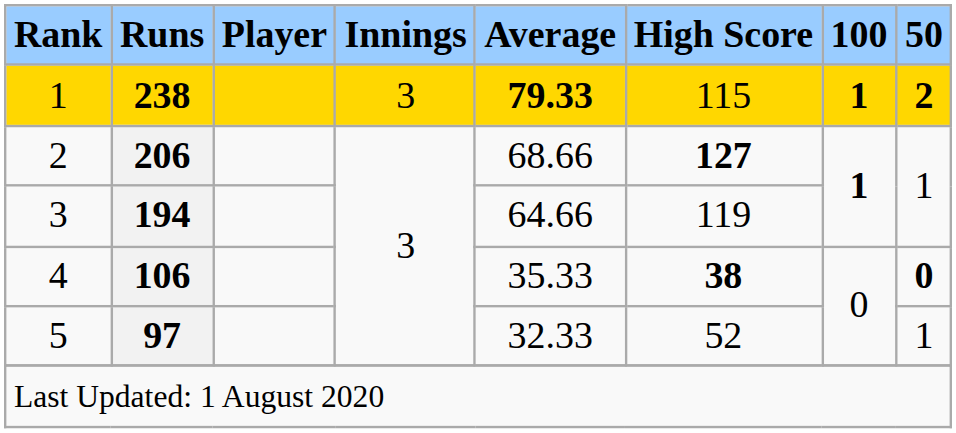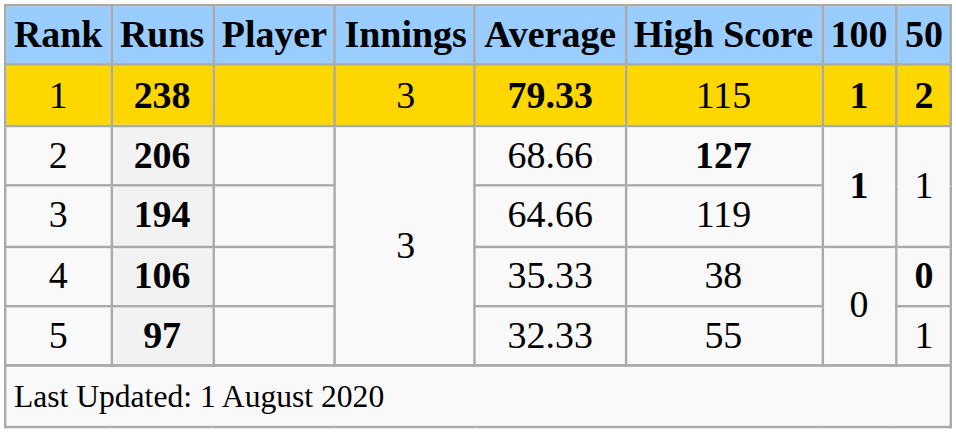(723, 275) bold -> (723, 275) normal
(723, 335) 52 -> (723, 335) 55
